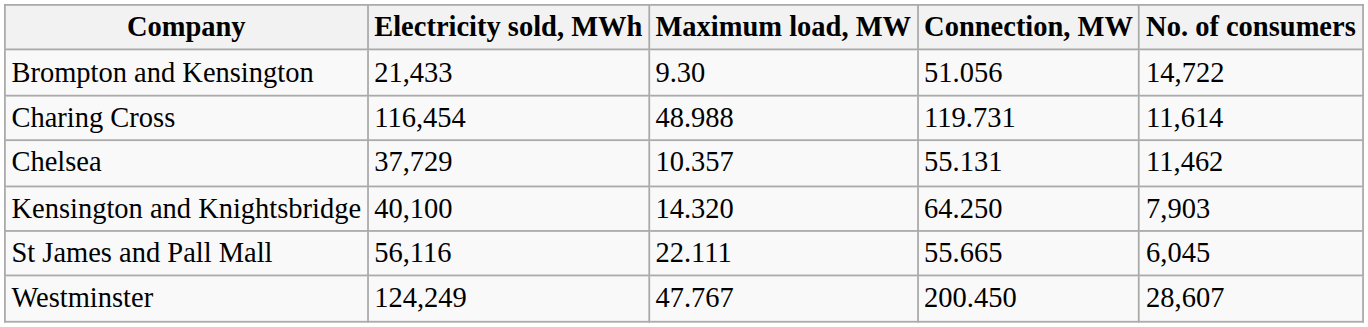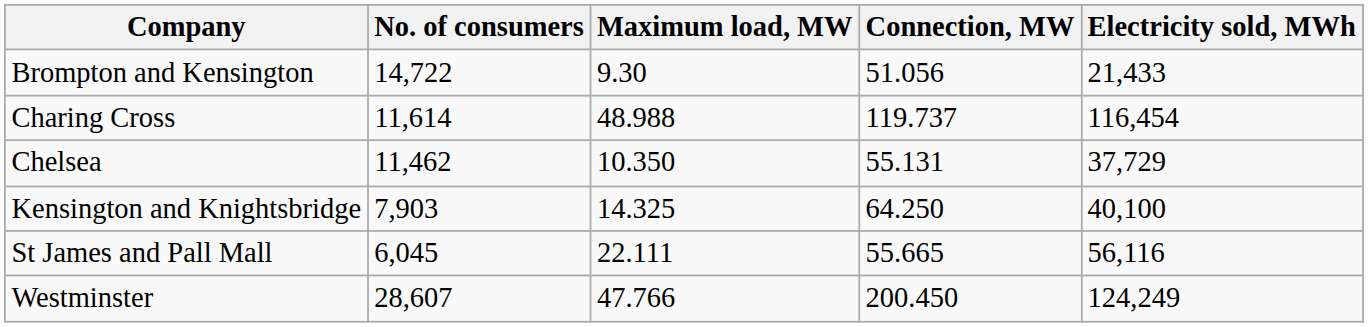columns swapped: (508, 27) <-> (1251, 27)
(970, 117) 119.731 -> (911, 117) 119.737
(695, 162) 10.357 -> (636, 162) 10.350
(695, 207) 14.320 -> (636, 207) 14.325
(695, 298) 47.767 -> (636, 298) 47.766
